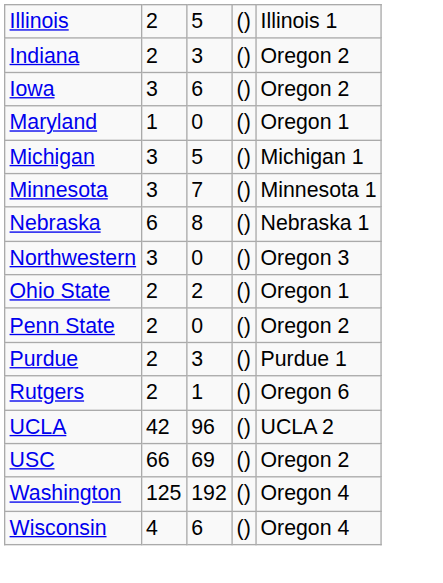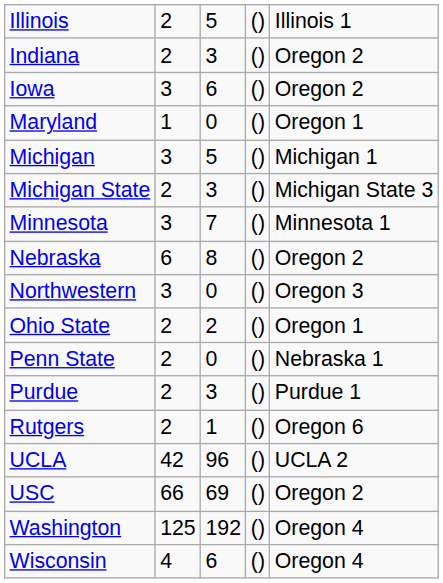+ row: (80, 190)
(315, 223) Nebraska 1 -> (319, 257) Oregon 2
(305, 325) Oregon 2 -> (329, 358) Nebraska 1
